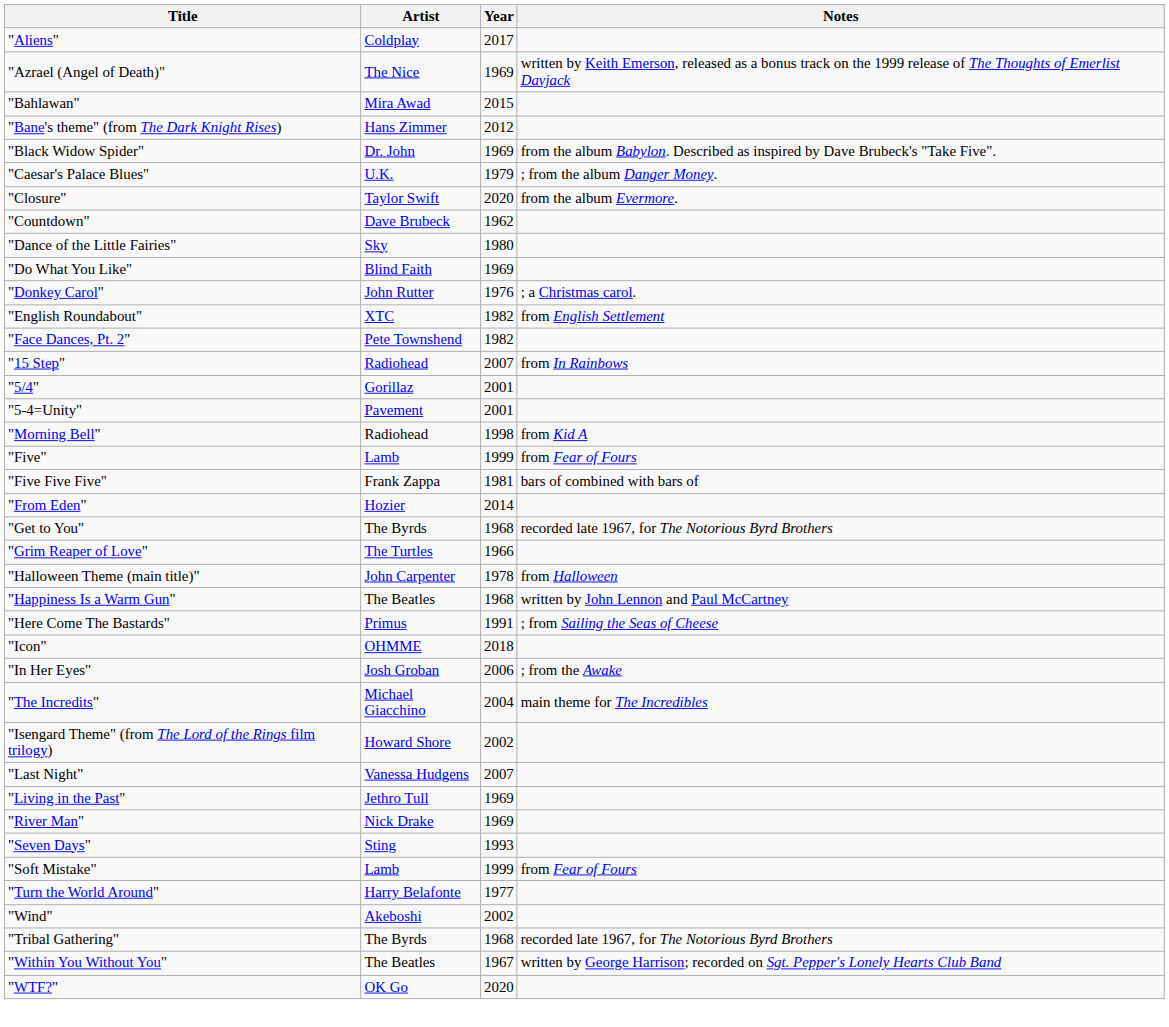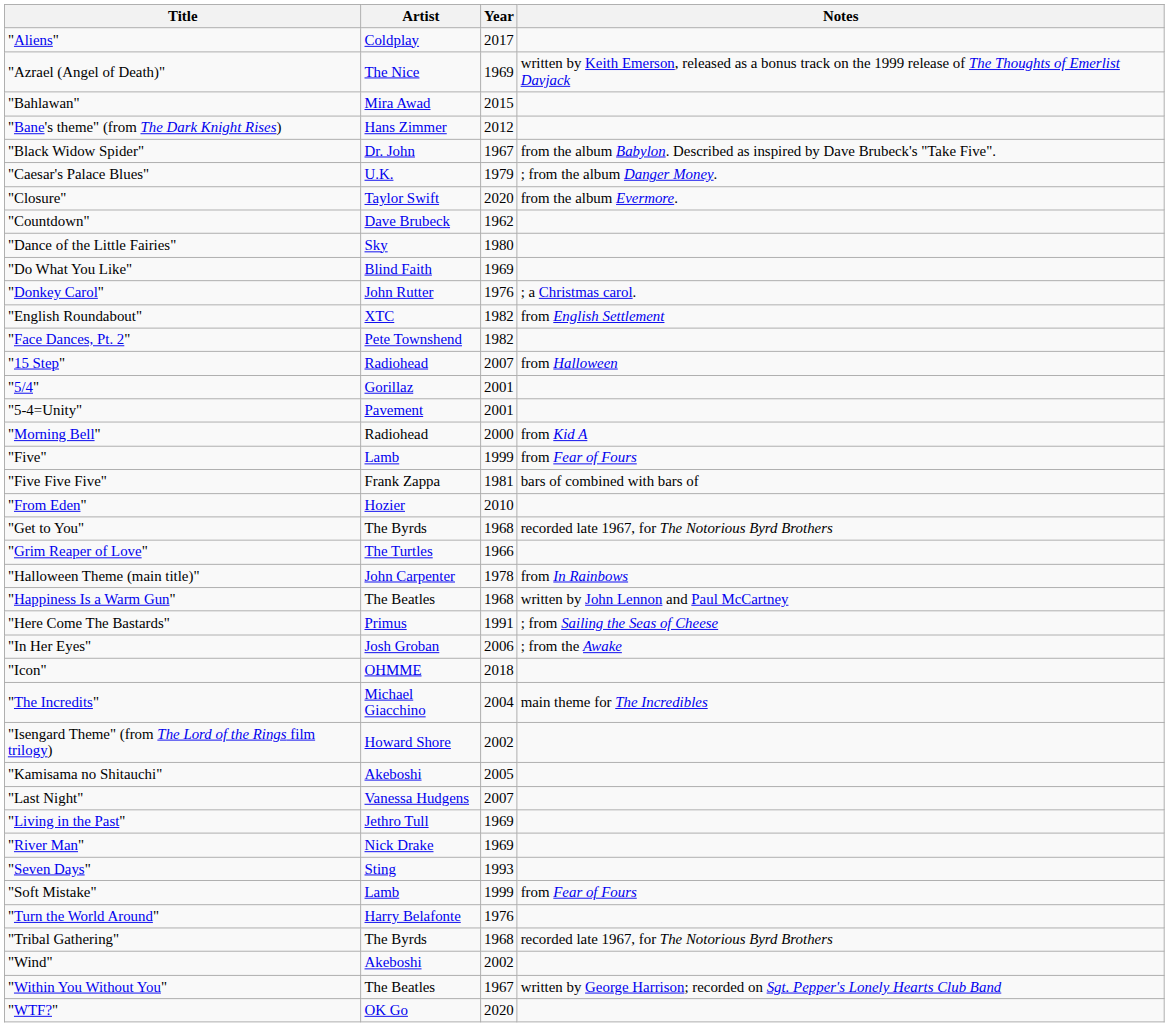(499, 151) 1969 -> (499, 151) 1967
(574, 363) from In Rainbows -> (569, 363) from Halloween
(499, 434) 1998 -> (499, 434) 2000
(499, 505) 2014 -> (499, 505) 2010
(569, 575) from Halloween -> (574, 575) from In Rainbows
rows swapped: (27, 646) <-> (50, 670)
+ row: (85, 774)
(499, 892) 1977 -> (499, 916) 1976
rows swapped: (63, 939) <-> (30, 916)
